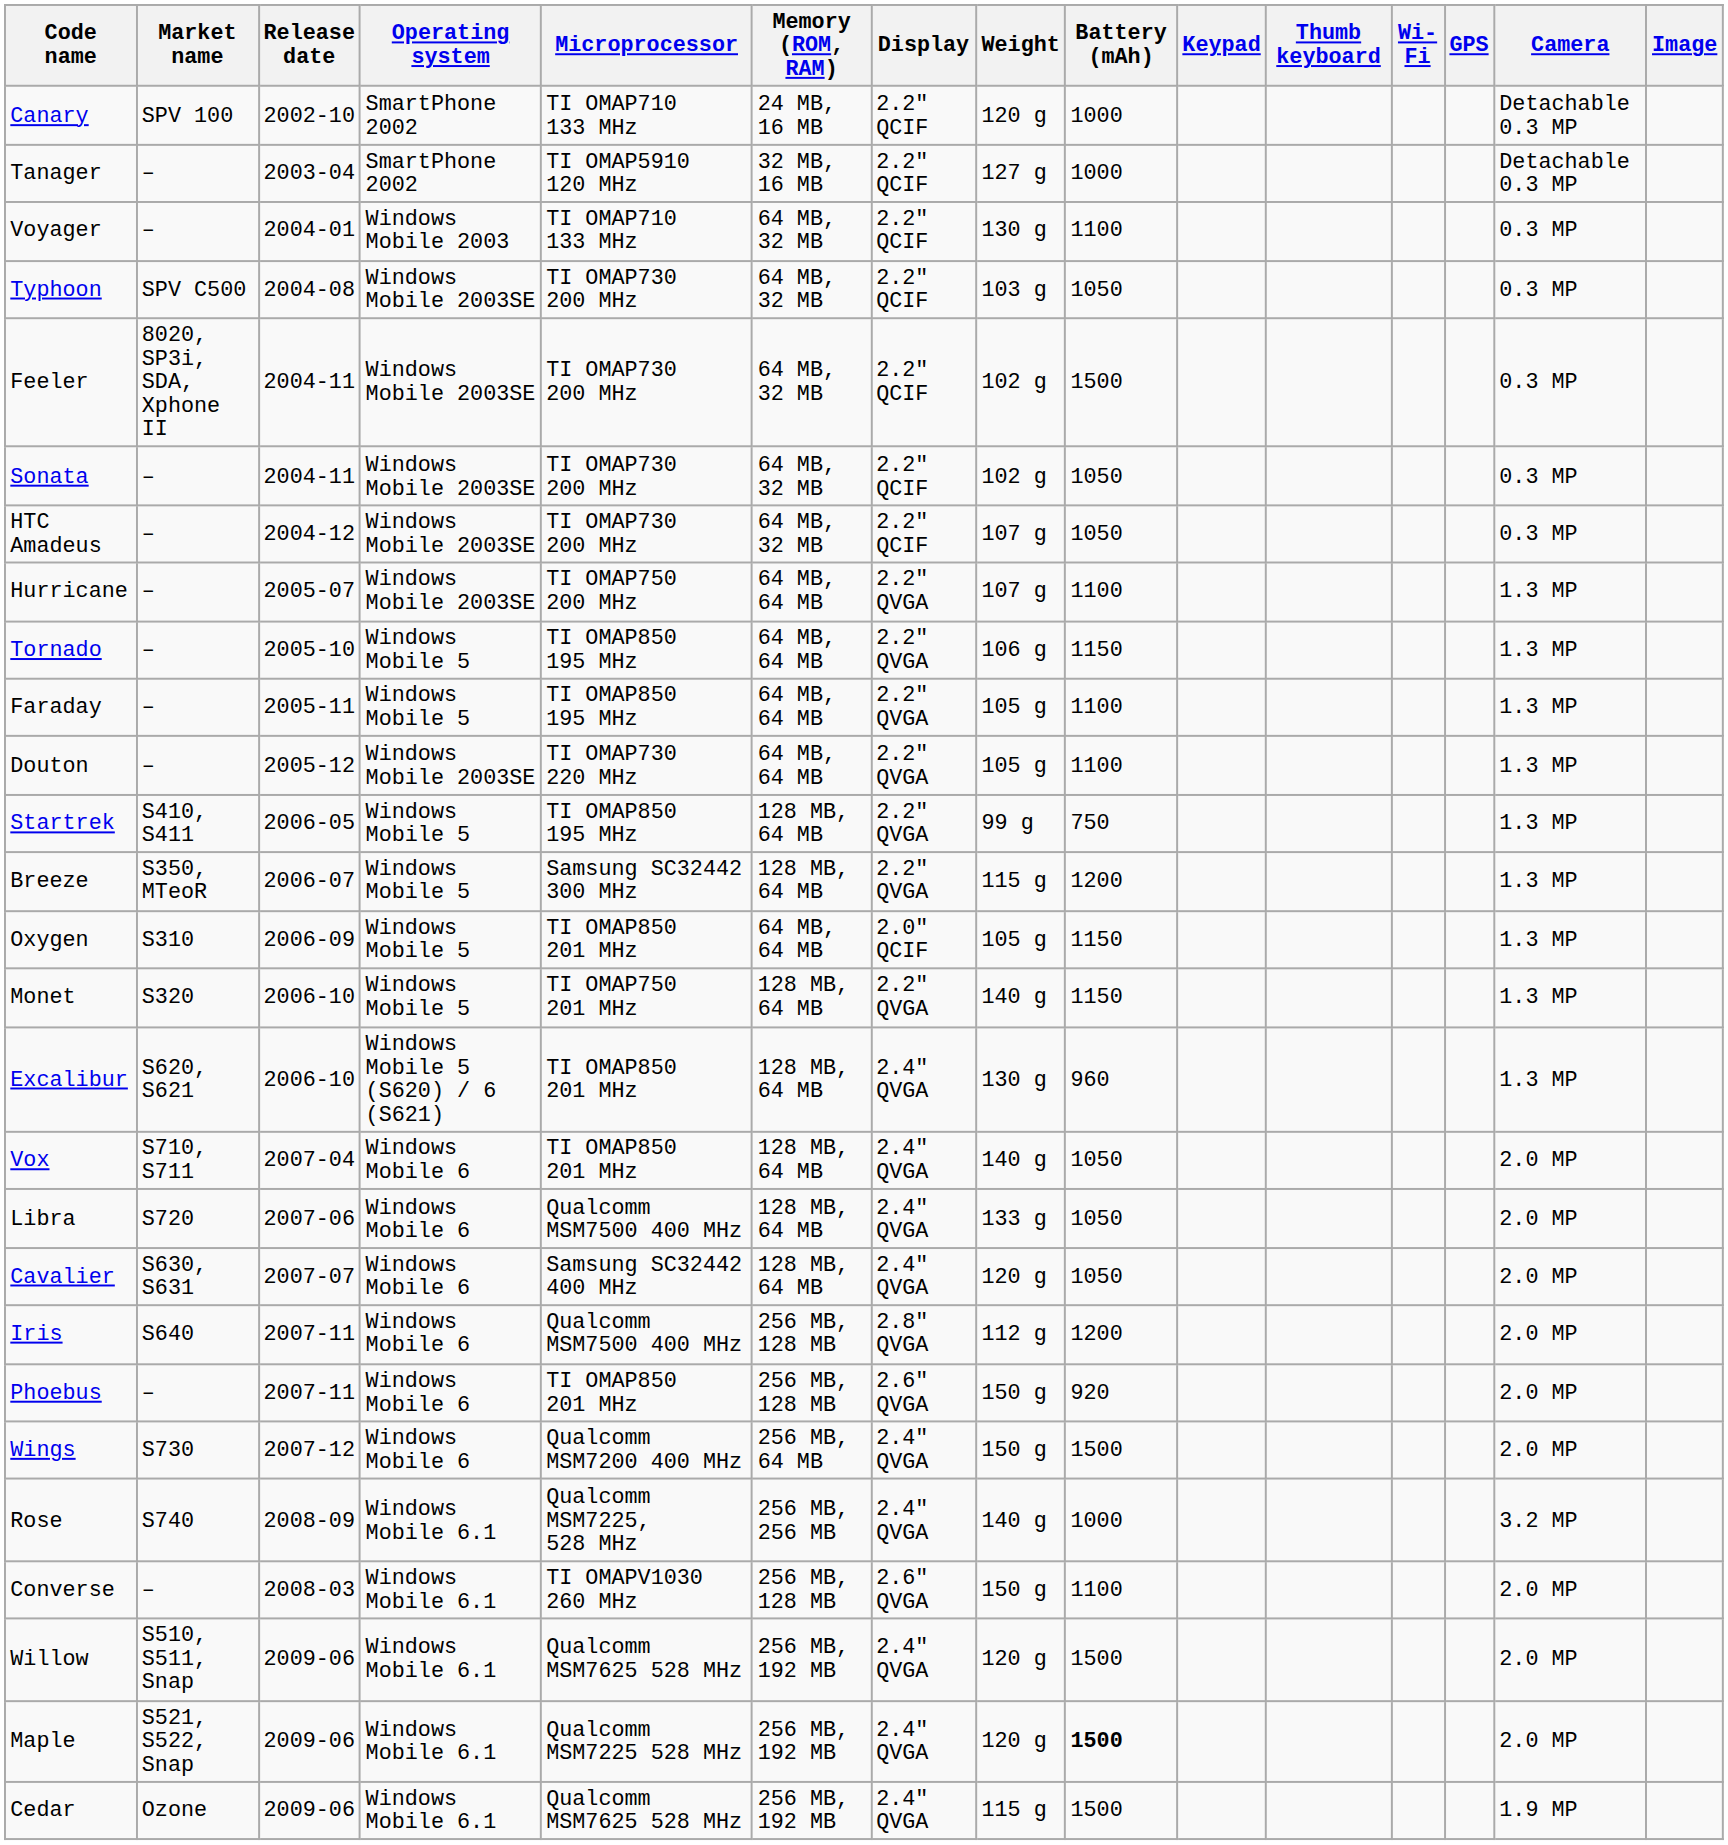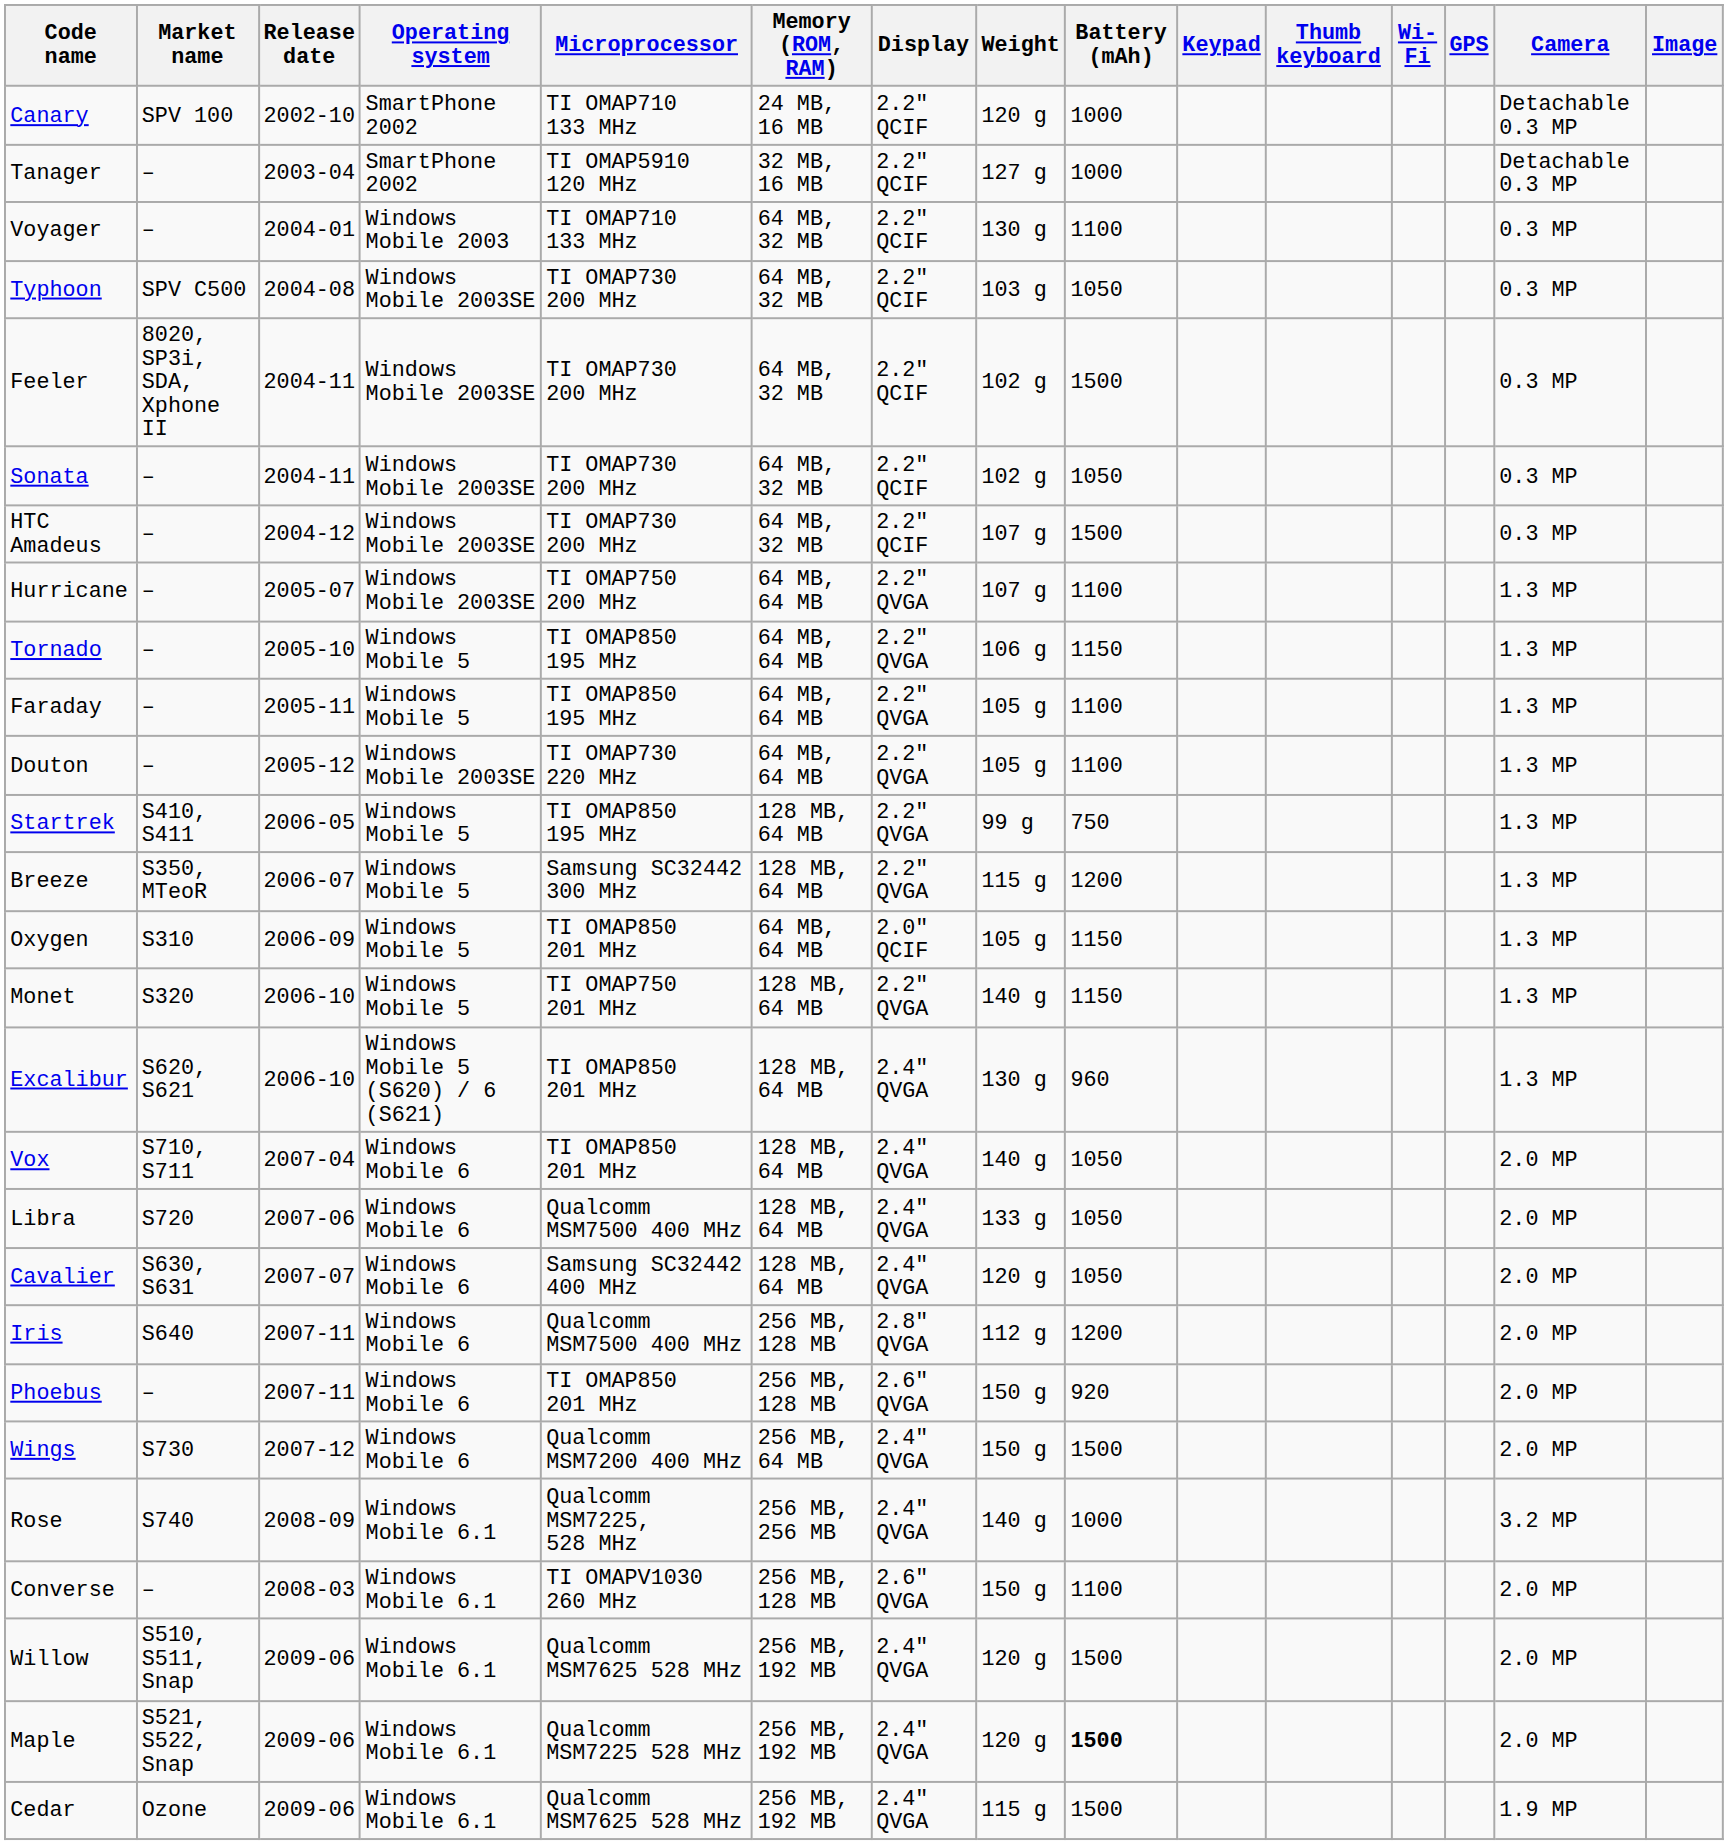(1097, 534) 1050 -> (1097, 534) 1500
